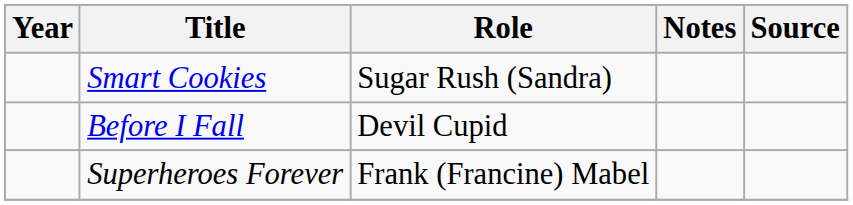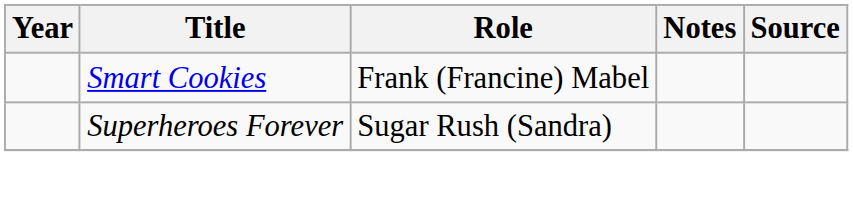(485, 77) Sugar Rush (Sandra) -> (503, 77) Frank (Francine) Mabel
- row: (166, 125)
(503, 174) Frank (Francine) Mabel -> (485, 125) Sugar Rush (Sandra)
